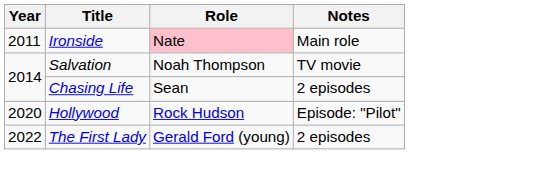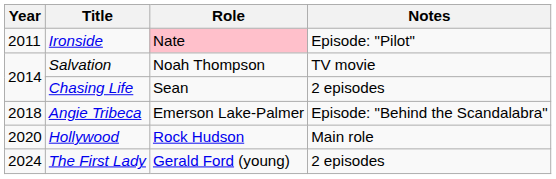(328, 40) Main role -> (363, 40) Episode: "Pilot"
+ row: (95, 112)
(349, 112) Episode: "Pilot" -> (342, 137) Main role
(25, 137) 2022 -> (25, 161) 2024
